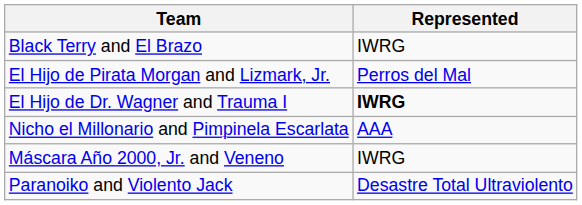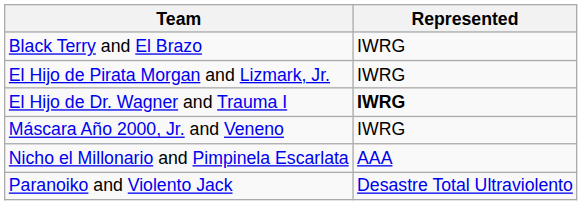(414, 74) Perros del Mal -> (381, 74) IWRG
rows swapped: (146, 158) <-> (179, 130)
